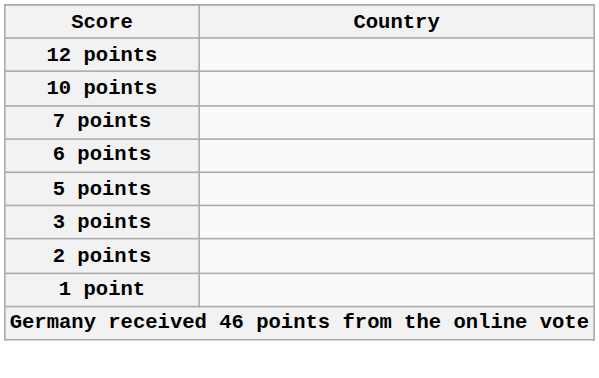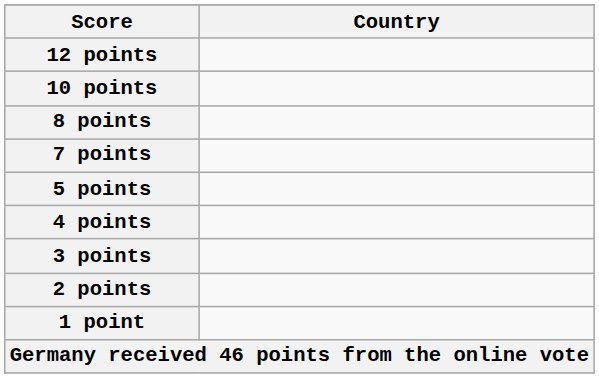+ row: (102, 122)
- row: (102, 155)
+ row: (102, 222)
